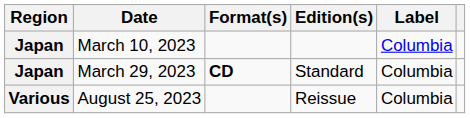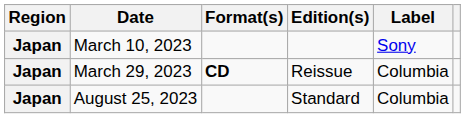(417, 44) Columbia -> (396, 44) Sony
(329, 71) Standard -> (322, 71) Reissue
(39, 98) Various -> (37, 98) Japan
(326, 98) Reissue -> (326, 98) Standard
